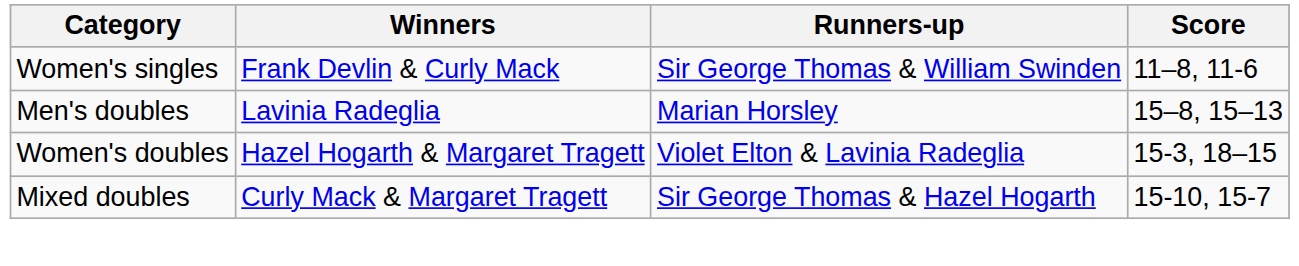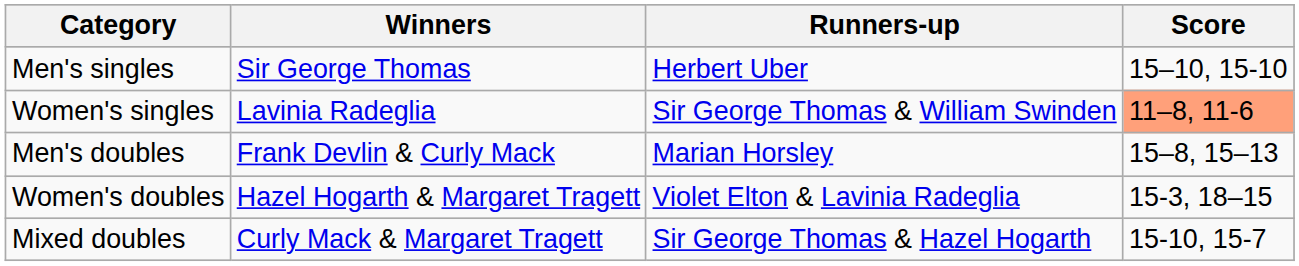+ row: (93, 68)
(400, 68) Frank Devlin & Curly Mack -> (336, 111) Lavinia Radeglia
(1196, 68) no background -> (1191, 111) lightsalmon background
(341, 111) Lavinia Radeglia -> (396, 153) Frank Devlin & Curly Mack
